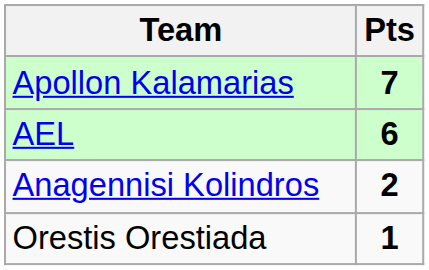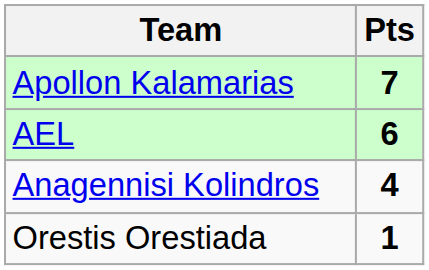(390, 185) 2 -> (390, 185) 4
